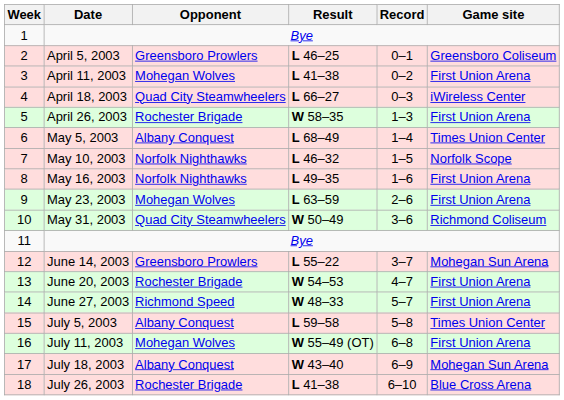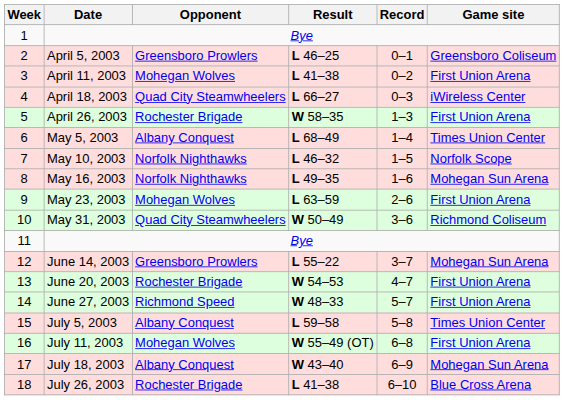(480, 179) First Union Arena -> (489, 179) Mohegan Sun Arena
